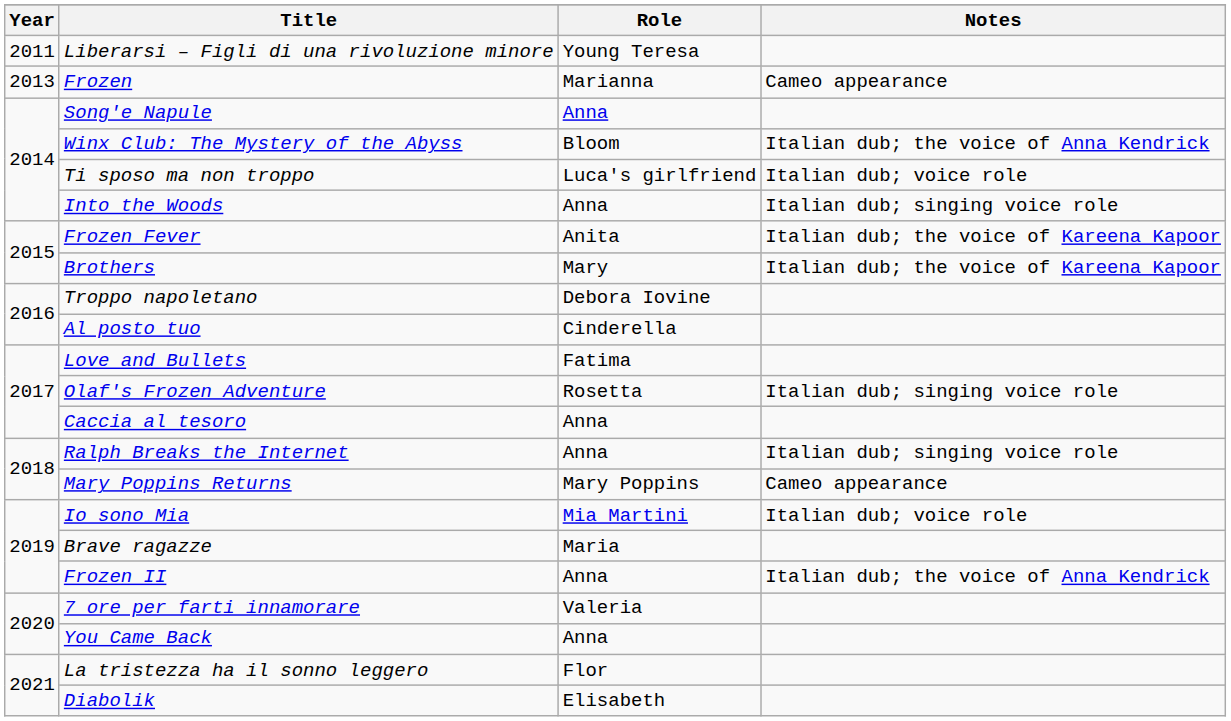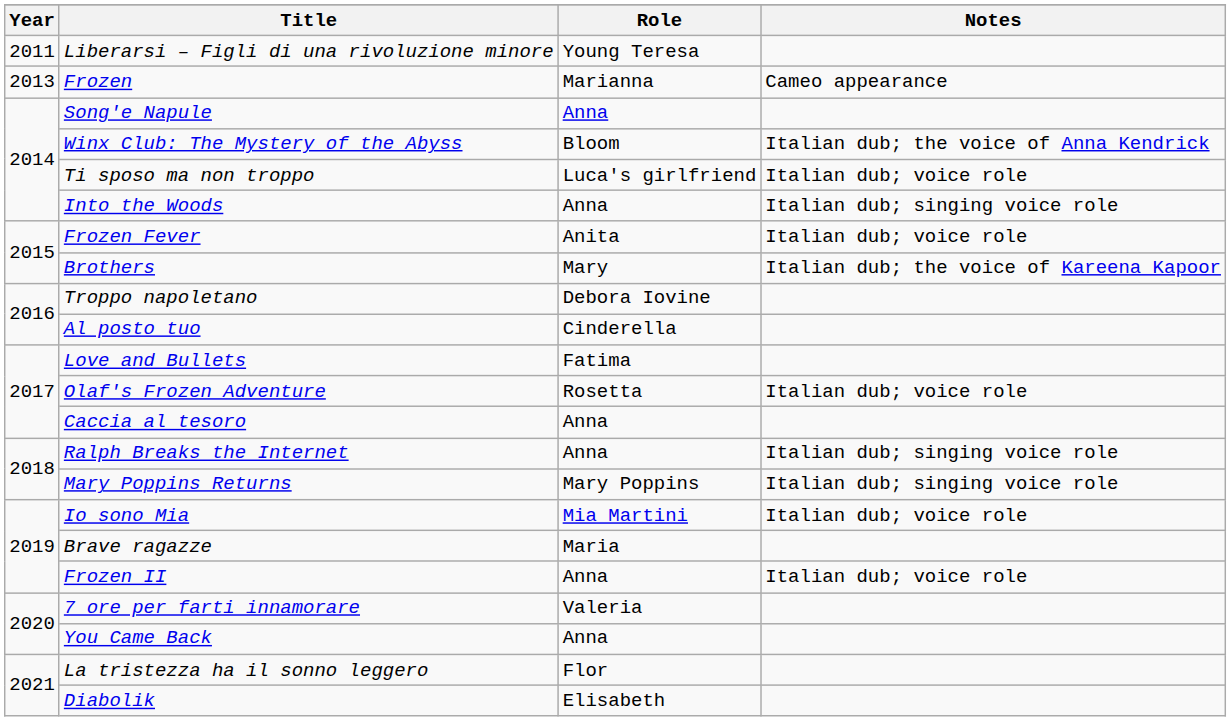(993, 237) Italian dub; the voice of Kareena Kapoor -> (896, 237) Italian dub; voice role
(942, 391) Italian dub; singing voice role -> (896, 391) Italian dub; voice role
(856, 484) Cameo appearance -> (942, 484) Italian dub; singing voice role
(987, 577) Italian dub; the voice of Anna Kendrick -> (896, 577) Italian dub; voice role
